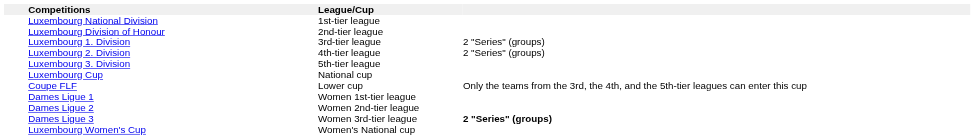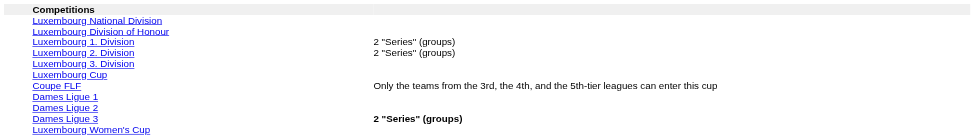- column: (346, 9)
